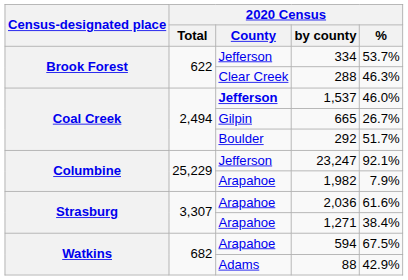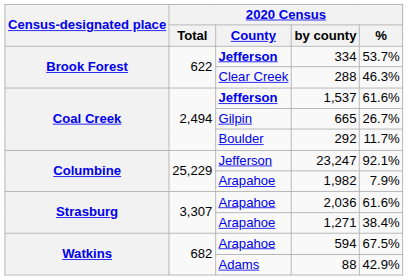(245, 56) normal -> (248, 56) bold
(381, 98) 46.0% -> (381, 98) 61.6%
(381, 139) 51.7% -> (382, 139) 11.7%
